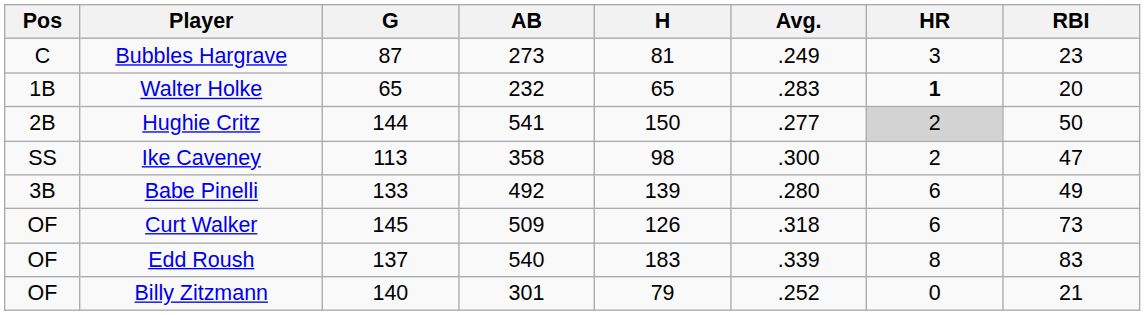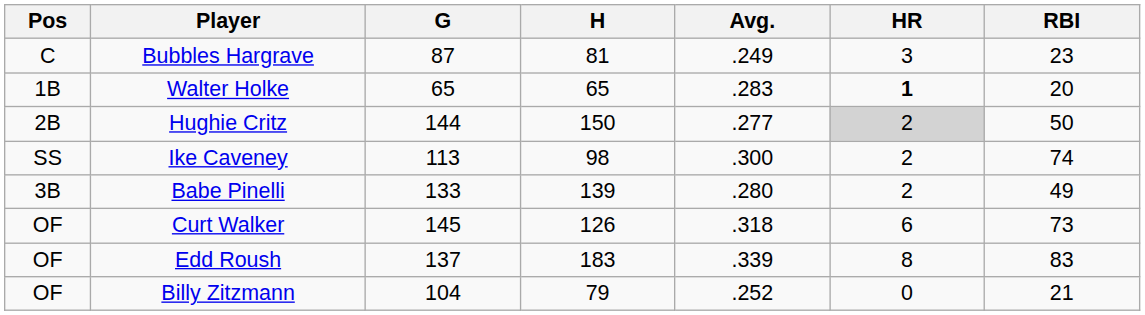- column: (526, 21)
(1071, 157) 47 -> (1062, 157) 74
(935, 191) 6 -> (907, 191) 2
(390, 293) 140 -> (443, 293) 104
